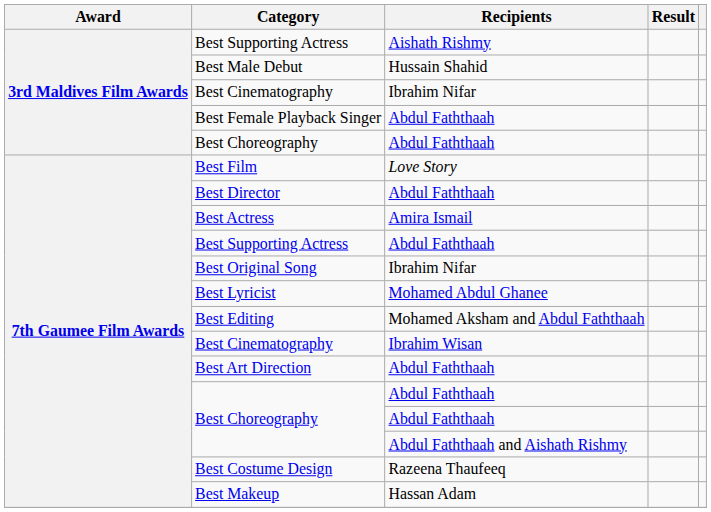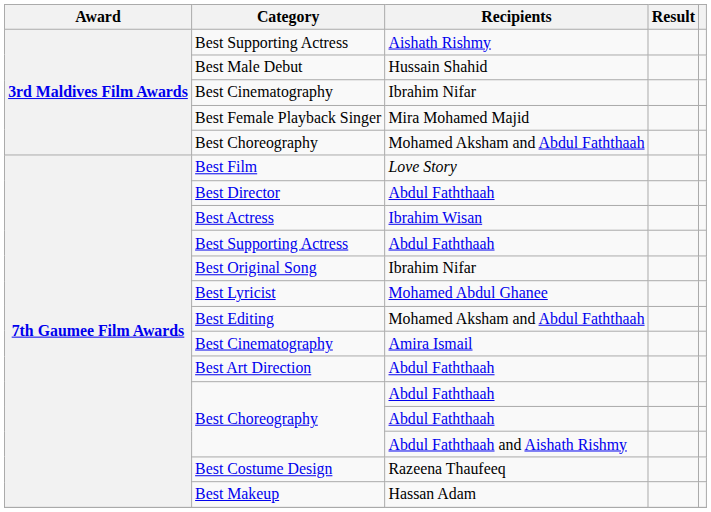(442, 117) Abdul Faththaah -> (459, 117) Mira Mohamed Majid
(442, 142) Abdul Faththaah -> (517, 142) Mohamed Aksham and Abdul Faththaah
(431, 218) Amira Ismail -> (435, 218) Ibrahim Wisan
(435, 343) Ibrahim Wisan -> (431, 343) Amira Ismail
